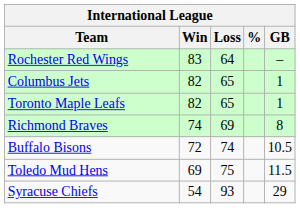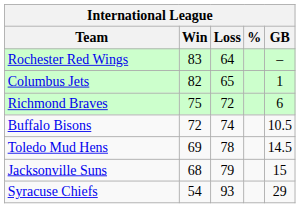- row: (66, 103)
(195, 125) 74 -> (195, 103) 75
(227, 125) 69 -> (227, 103) 72
(280, 125) 8 -> (280, 103) 6
(227, 170) 75 -> (227, 147) 78
(280, 170) 11.5 -> (280, 147) 14.5
+ row: (57, 170)
